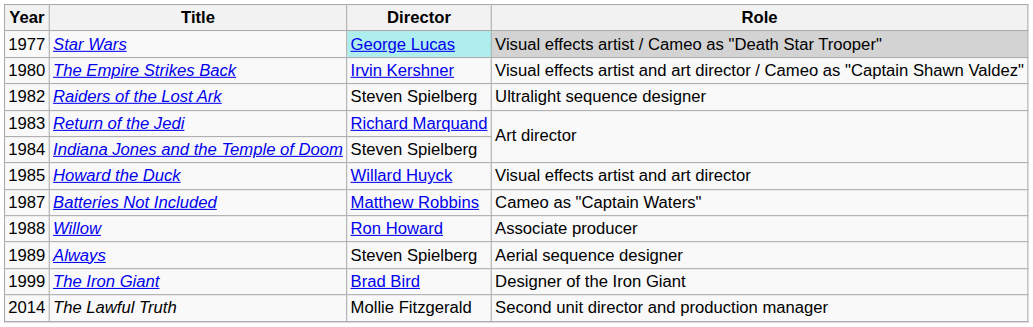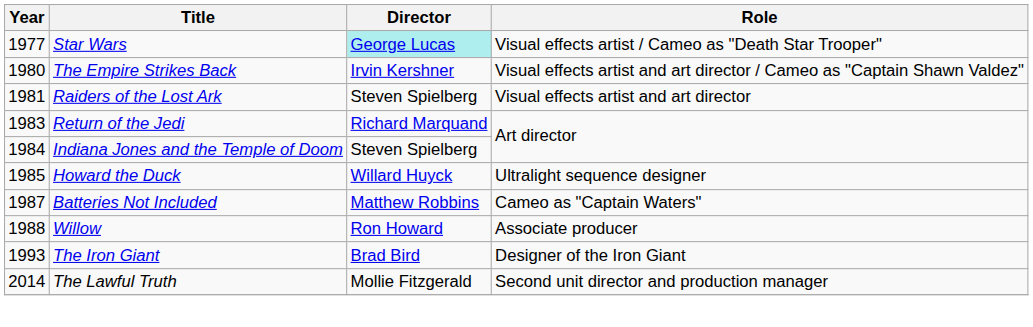(688, 44) lightgrey background -> (688, 44) no background
(27, 96) 1982 -> (27, 96) 1981
(601, 96) Ultralight sequence designer -> (623, 96) Visual effects artist and art director
(623, 176) Visual effects artist and art director -> (601, 176) Ultralight sequence designer
- row: (79, 255)
(27, 281) 1999 -> (27, 255) 1993
